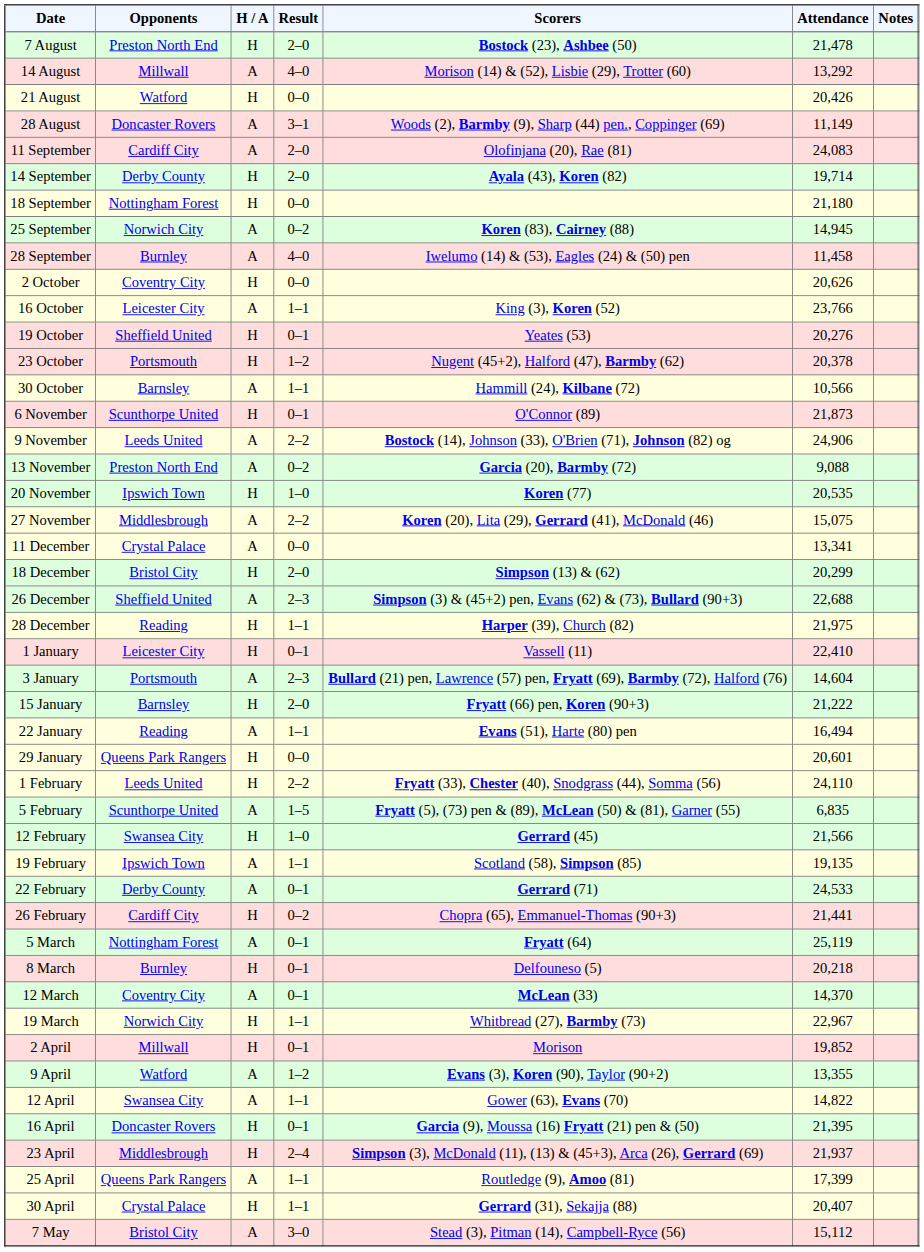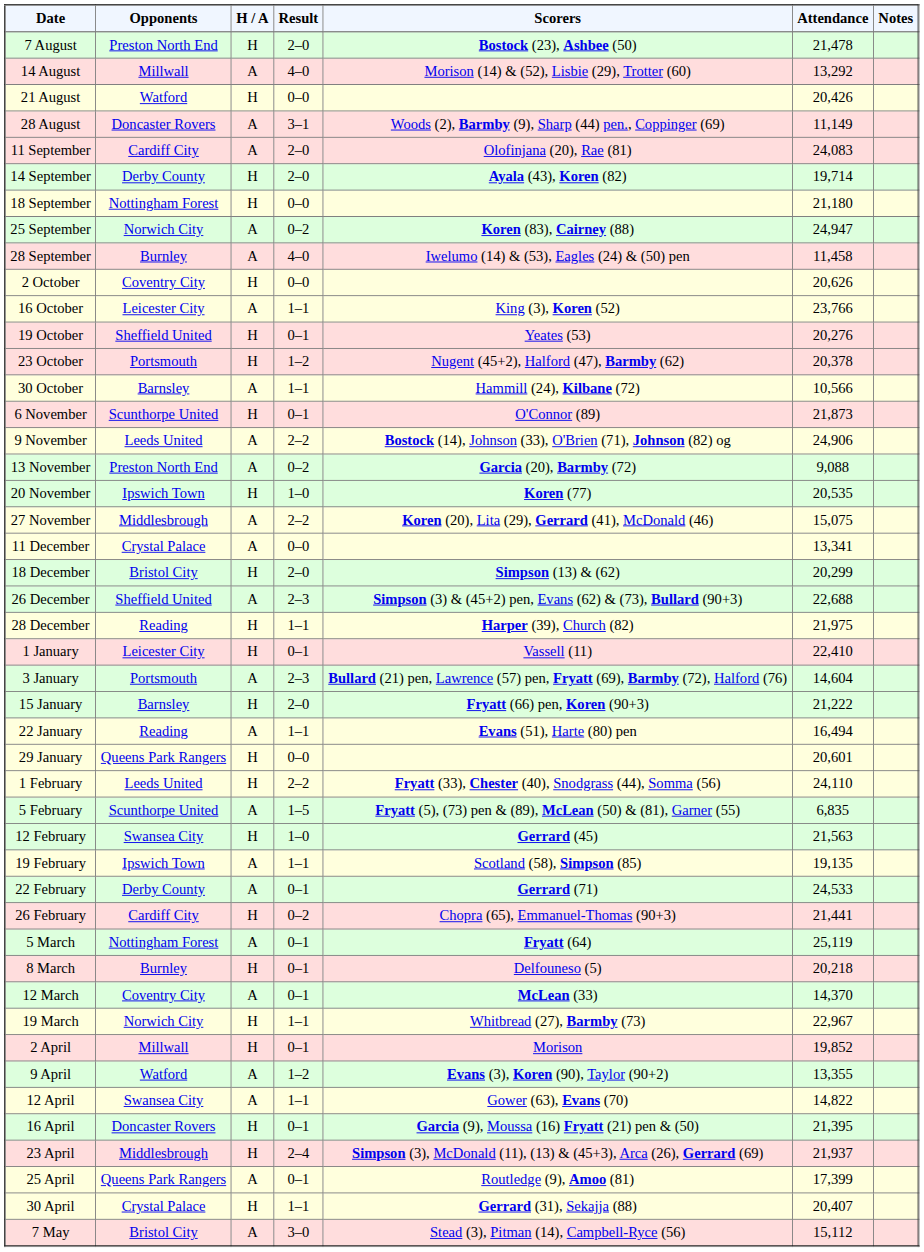(833, 229) 14,945 -> (833, 229) 24,947
(833, 836) 21,566 -> (833, 836) 21,563
(298, 1179) 1–1 -> (298, 1179) 0–1
